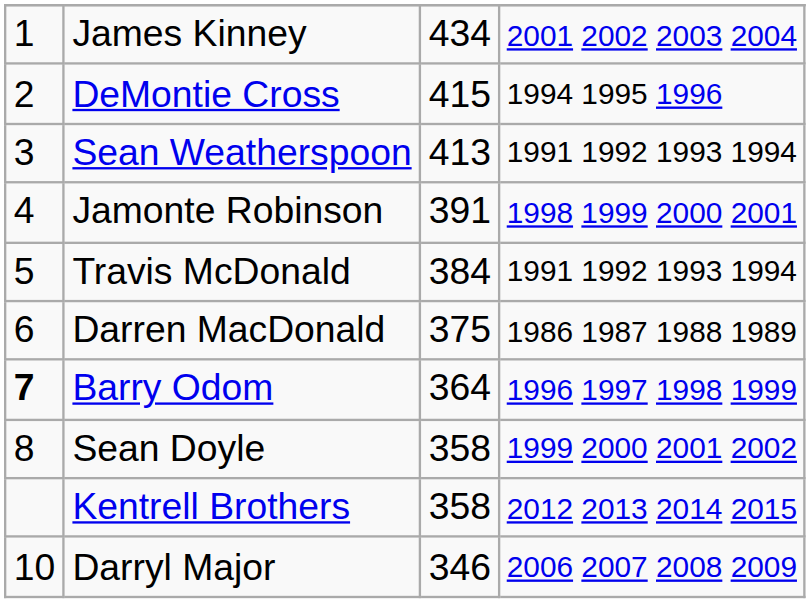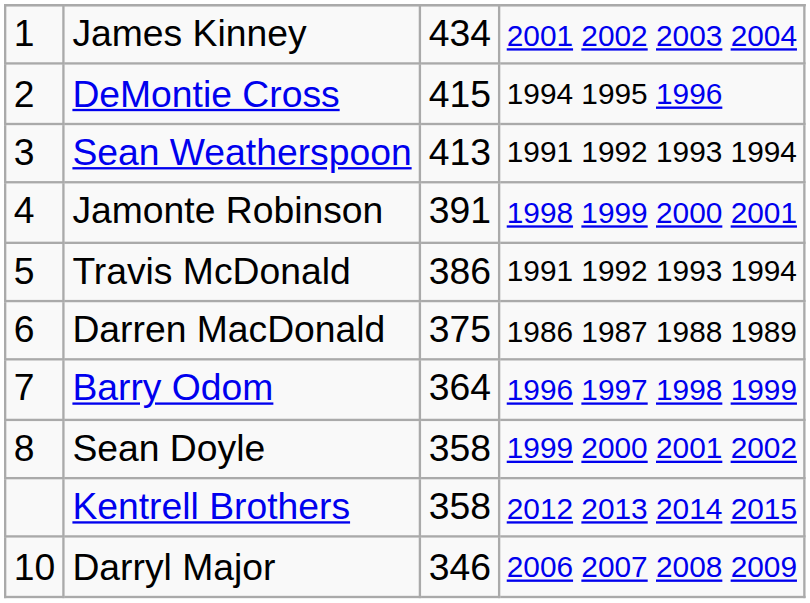(460, 270) 384 -> (460, 270) 386
(24, 388) bold -> (24, 388) normal
